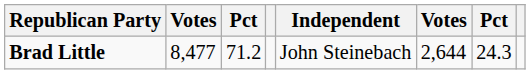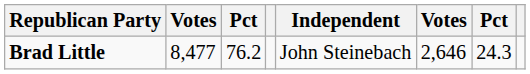(244, 52) 71.2 -> (244, 52) 76.2
(443, 52) 2,644 -> (443, 52) 2,646
